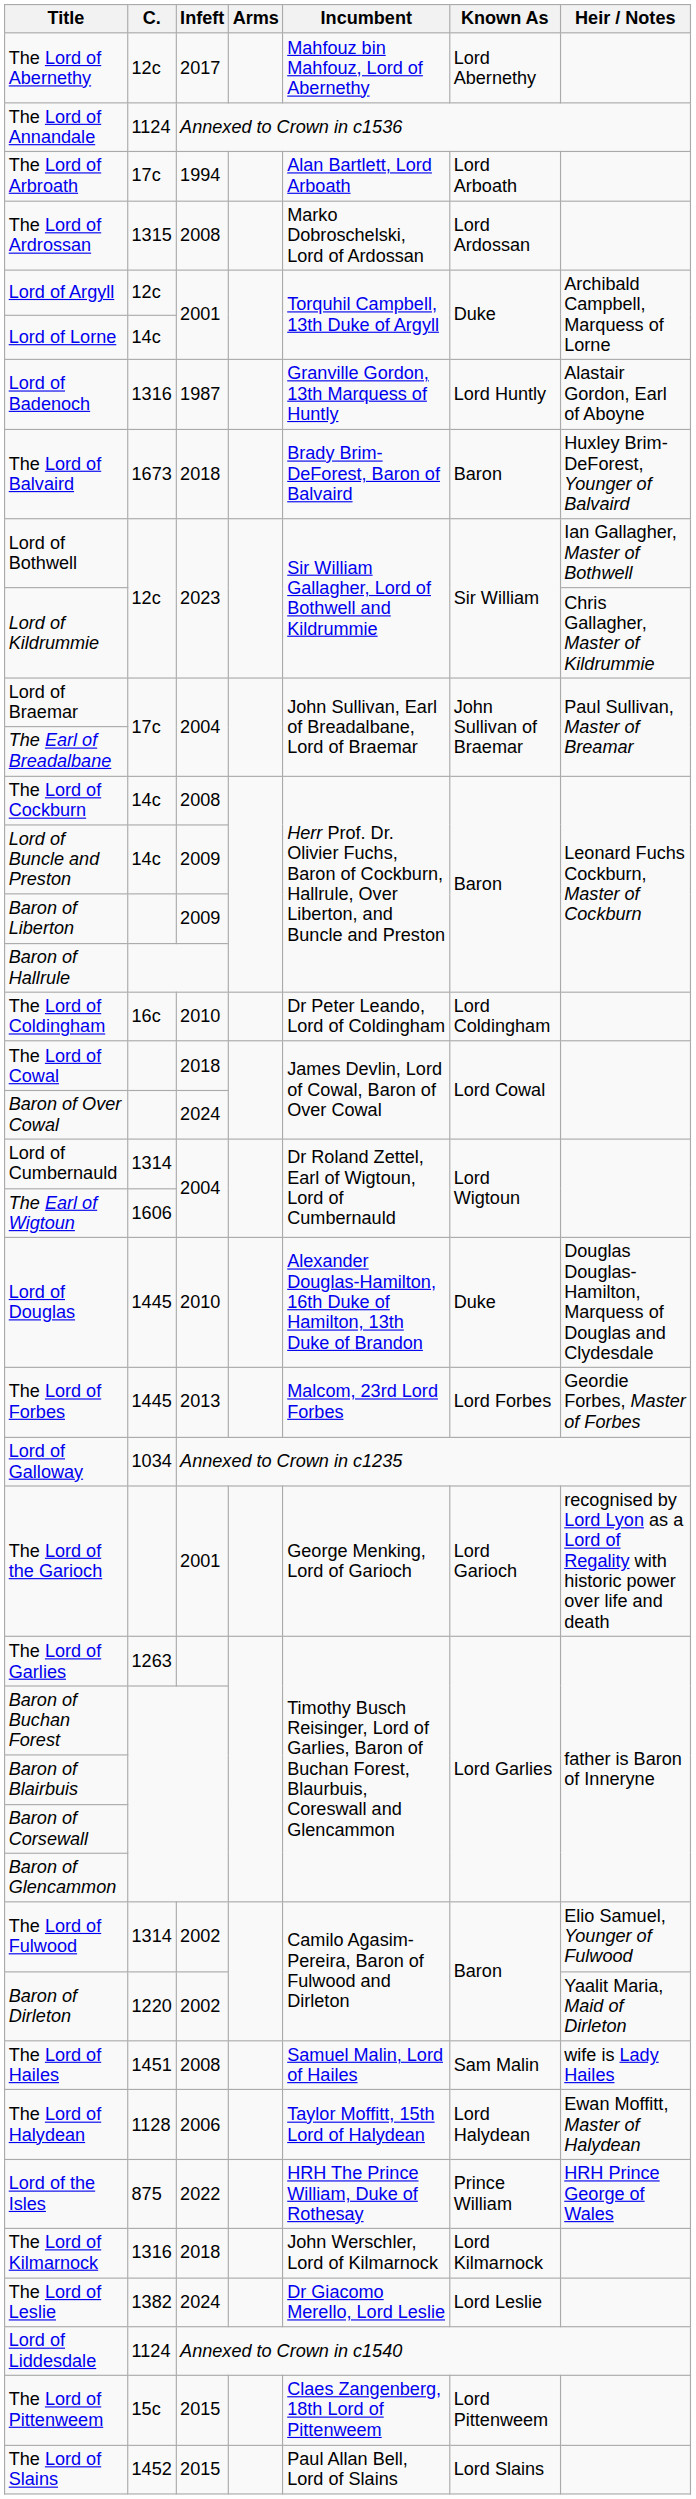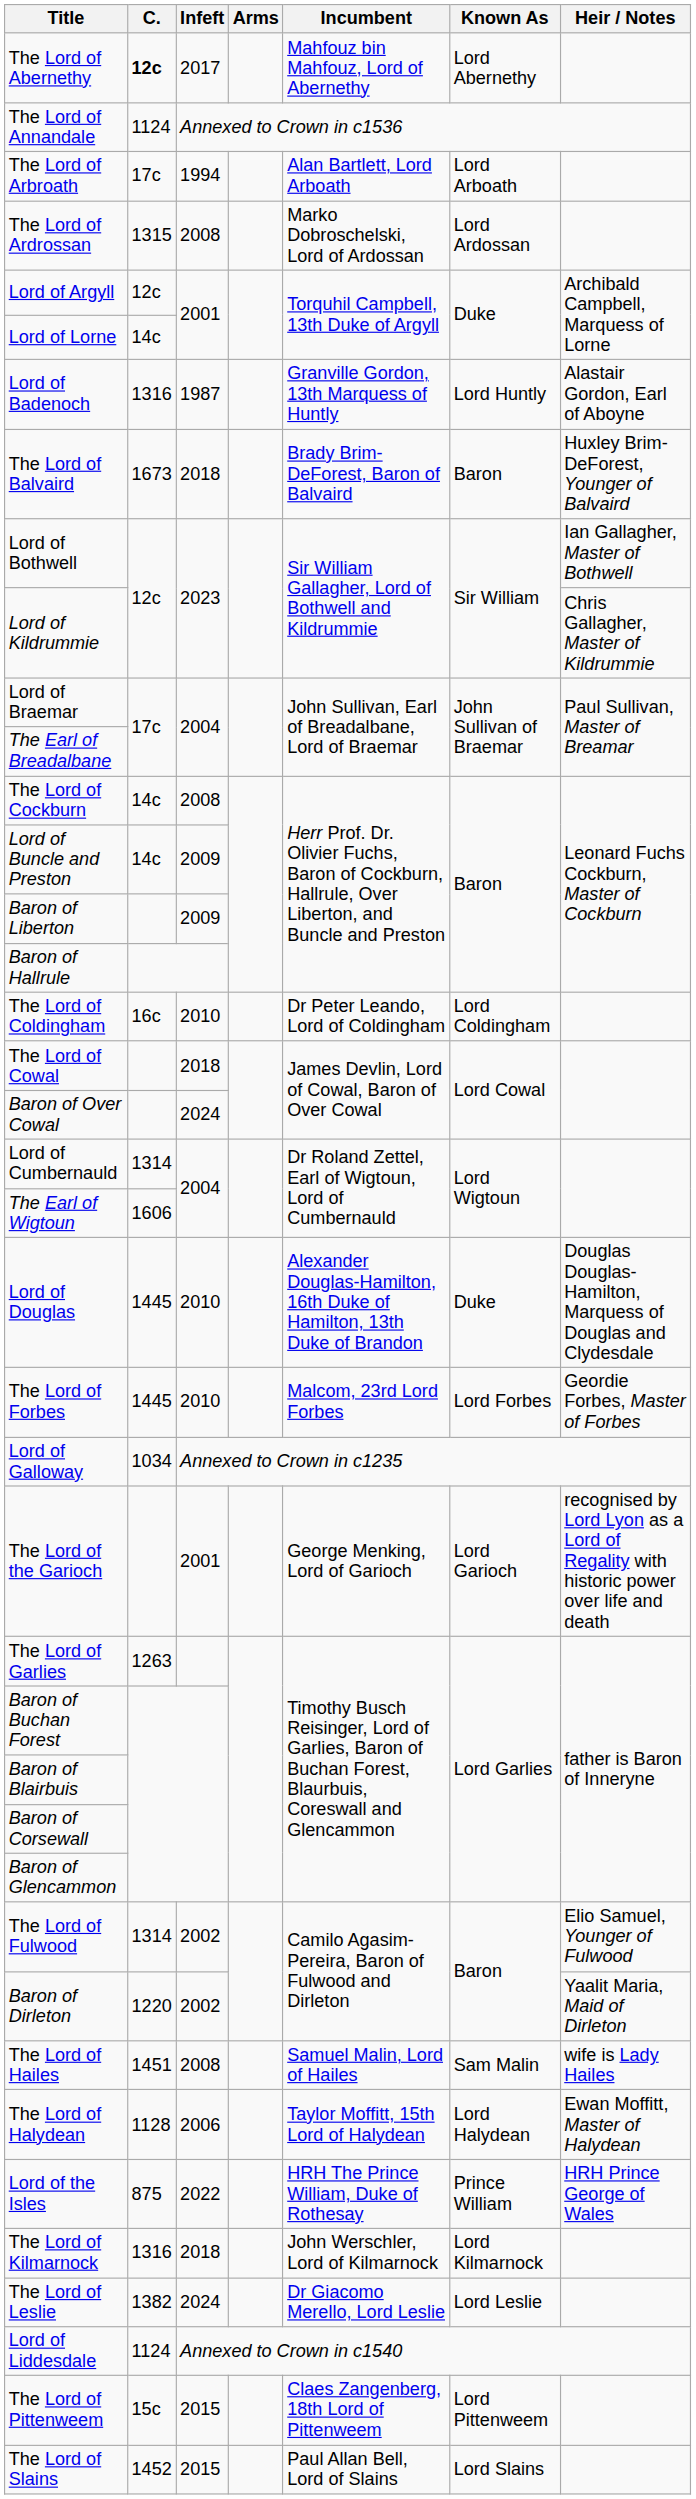(146, 67) normal -> (147, 67) bold
(200, 1402) 2013 -> (200, 1402) 2010
